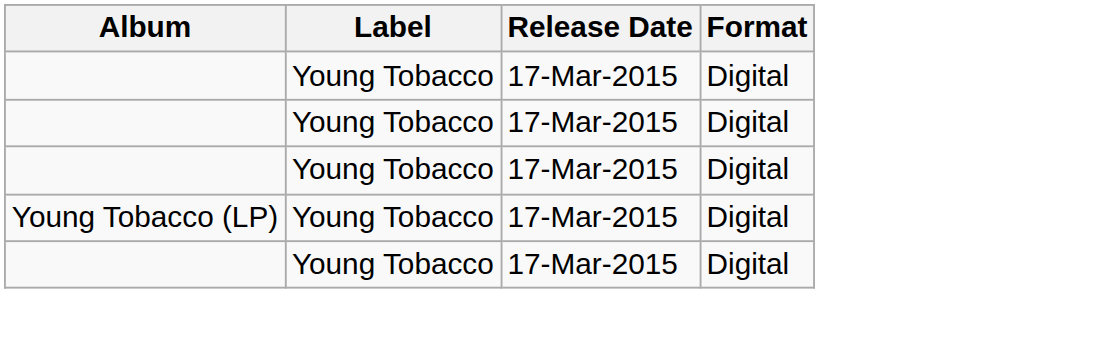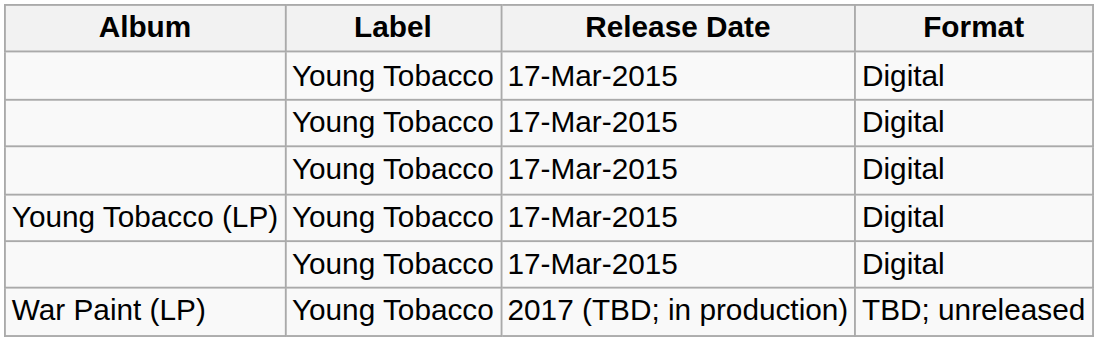+ row: (109, 311)
